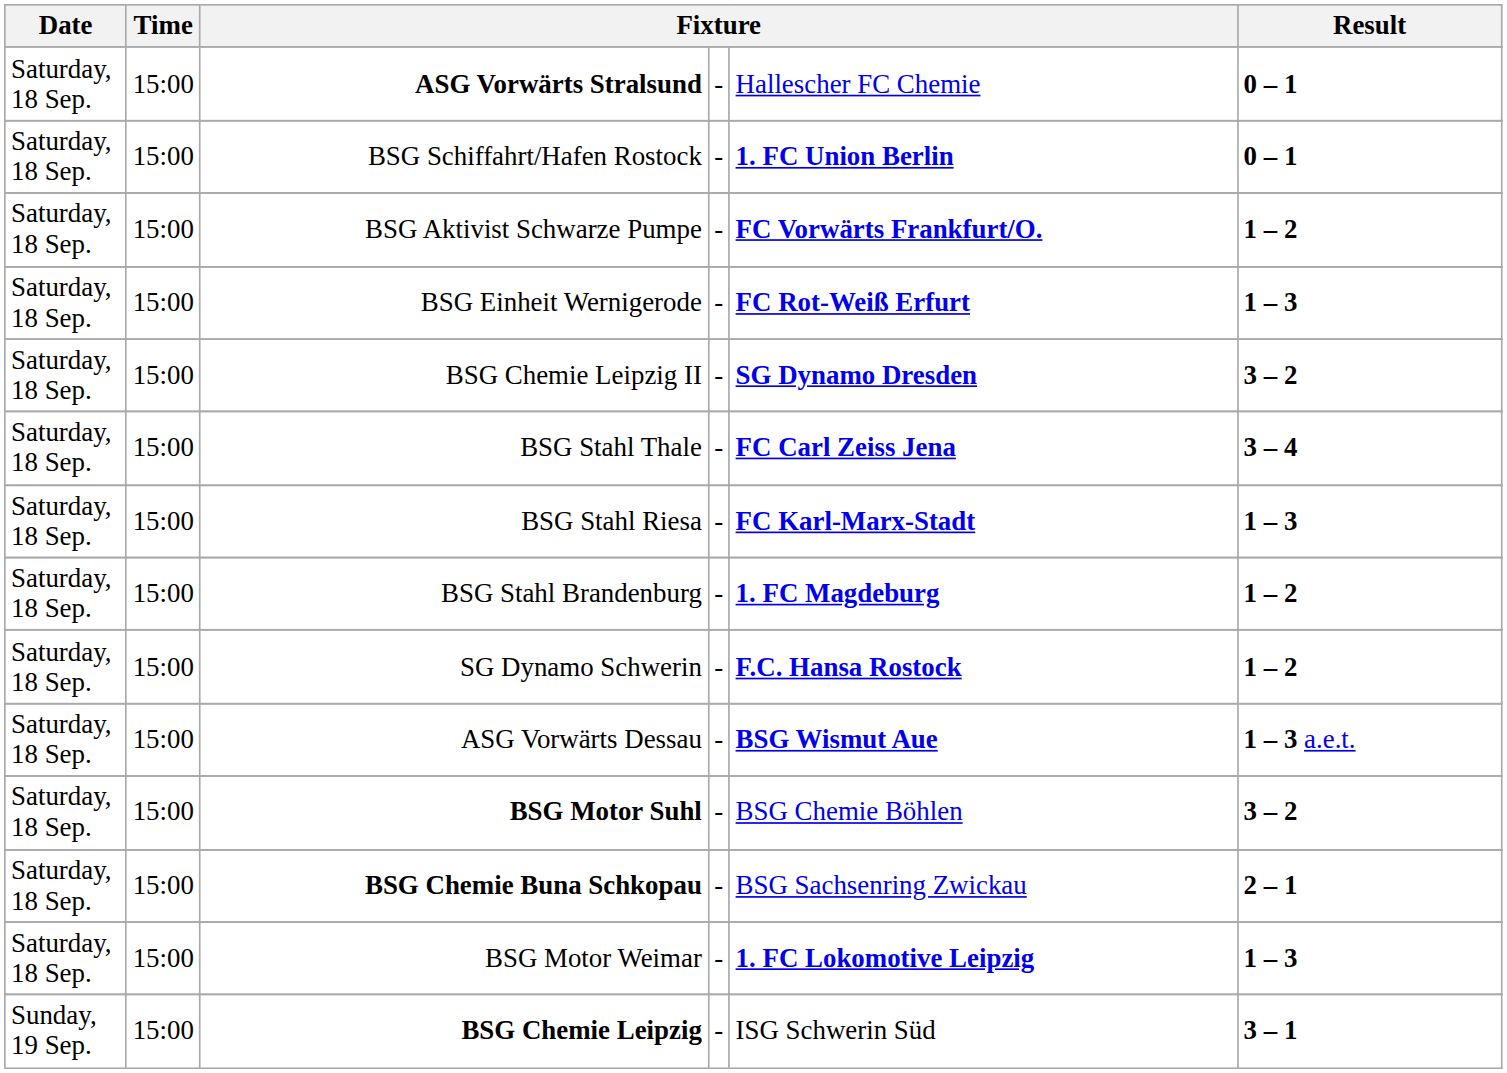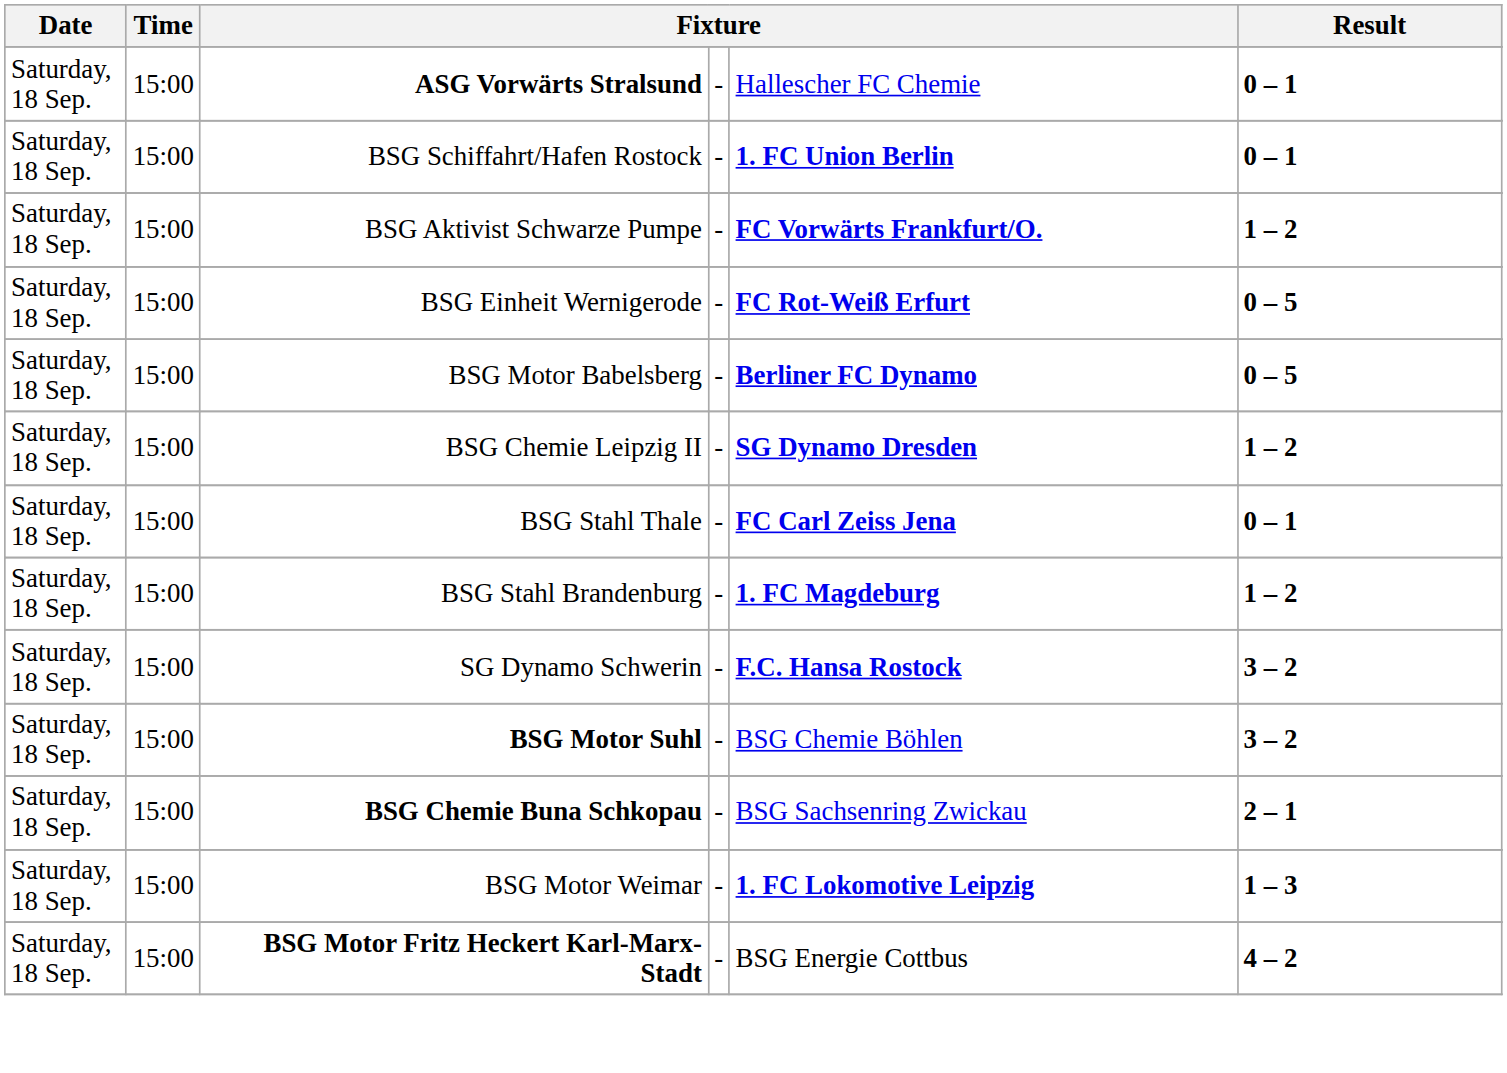(1270, 302) 1 – 3 -> (1270, 302) 0 – 5
+ row: (575, 375)
(1270, 375) 3 – 2 -> (1270, 447) 1 – 2
(1270, 447) 3 – 4 -> (1270, 520) 0 – 1
- row: (612, 520)
(1270, 666) 1 – 2 -> (1270, 666) 3 – 2
- row: (581, 739)
+ row: (483, 958)
- row: (582, 1030)
